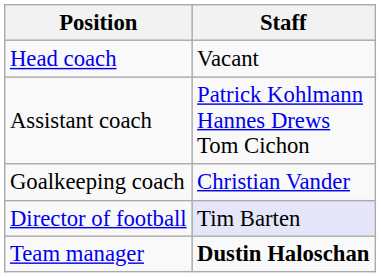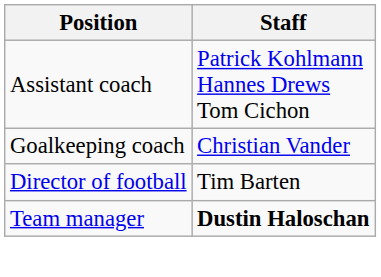- row: (63, 58)
(249, 217) lavender background -> (249, 181) no background
